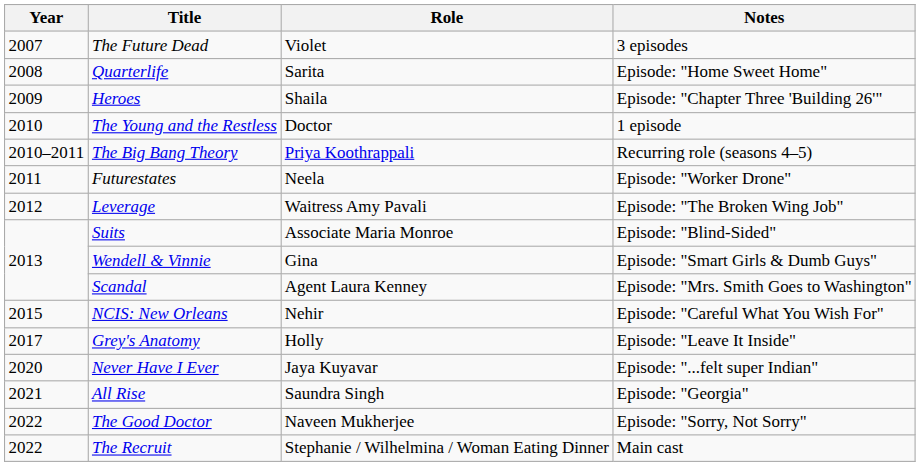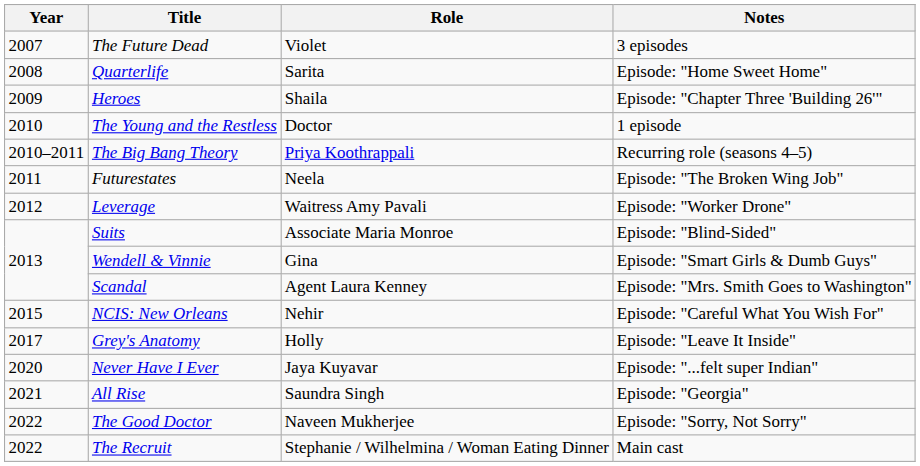(704, 179) Episode: "Worker Drone" -> (730, 179) Episode: "The Broken Wing Job"
(730, 206) Episode: "The Broken Wing Job" -> (704, 206) Episode: "Worker Drone"
